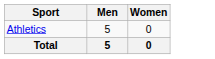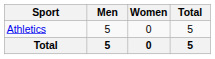+ column: (190, 12)
